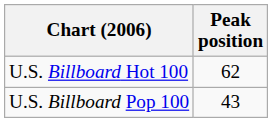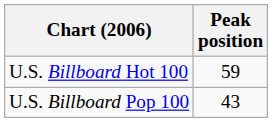(231, 71) 62 -> (231, 71) 59
